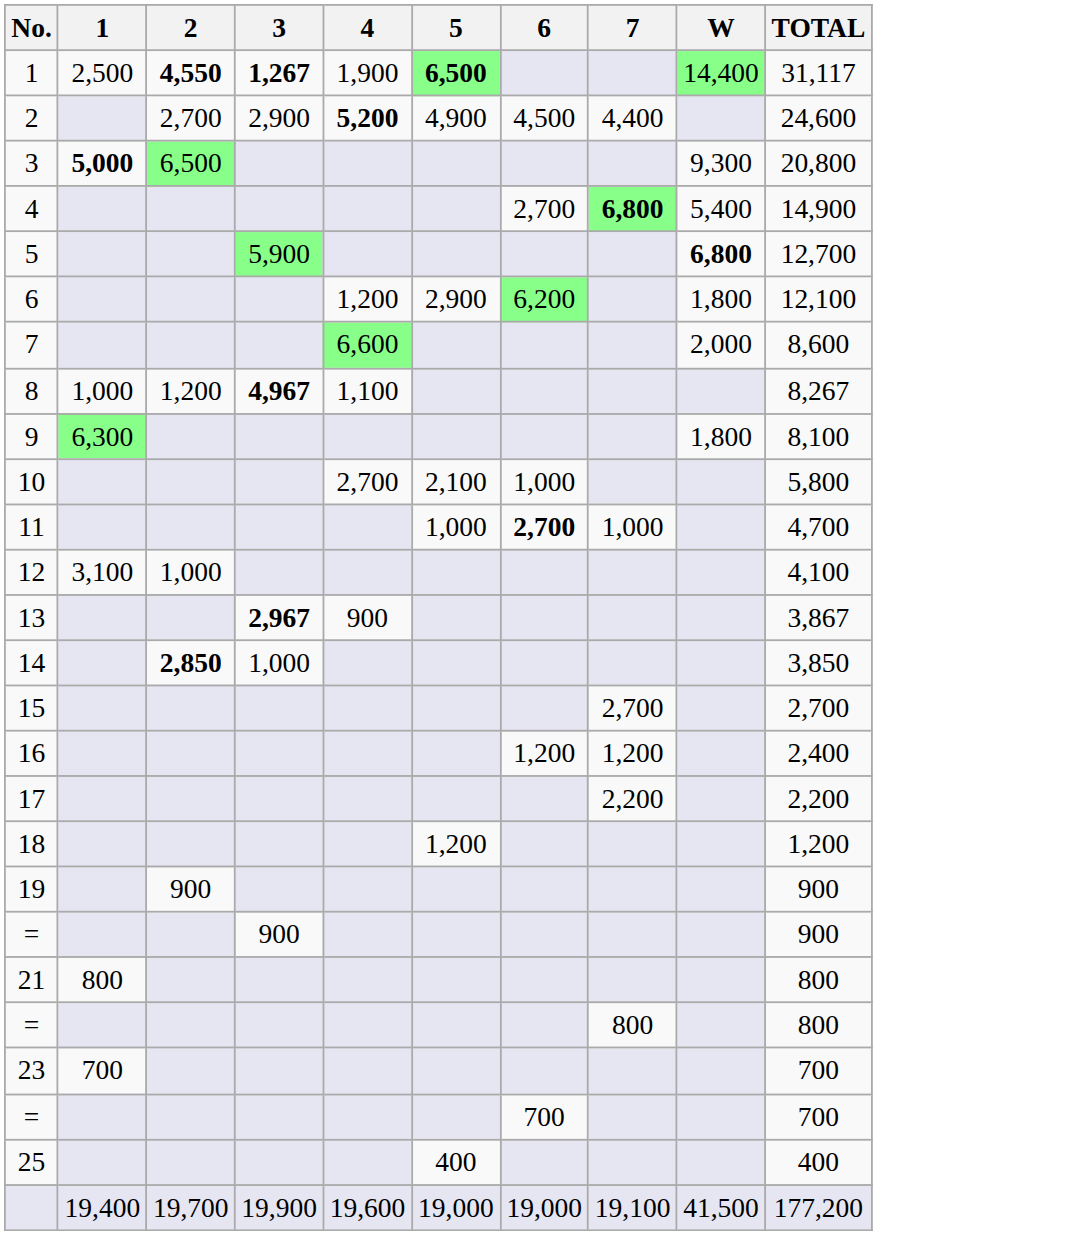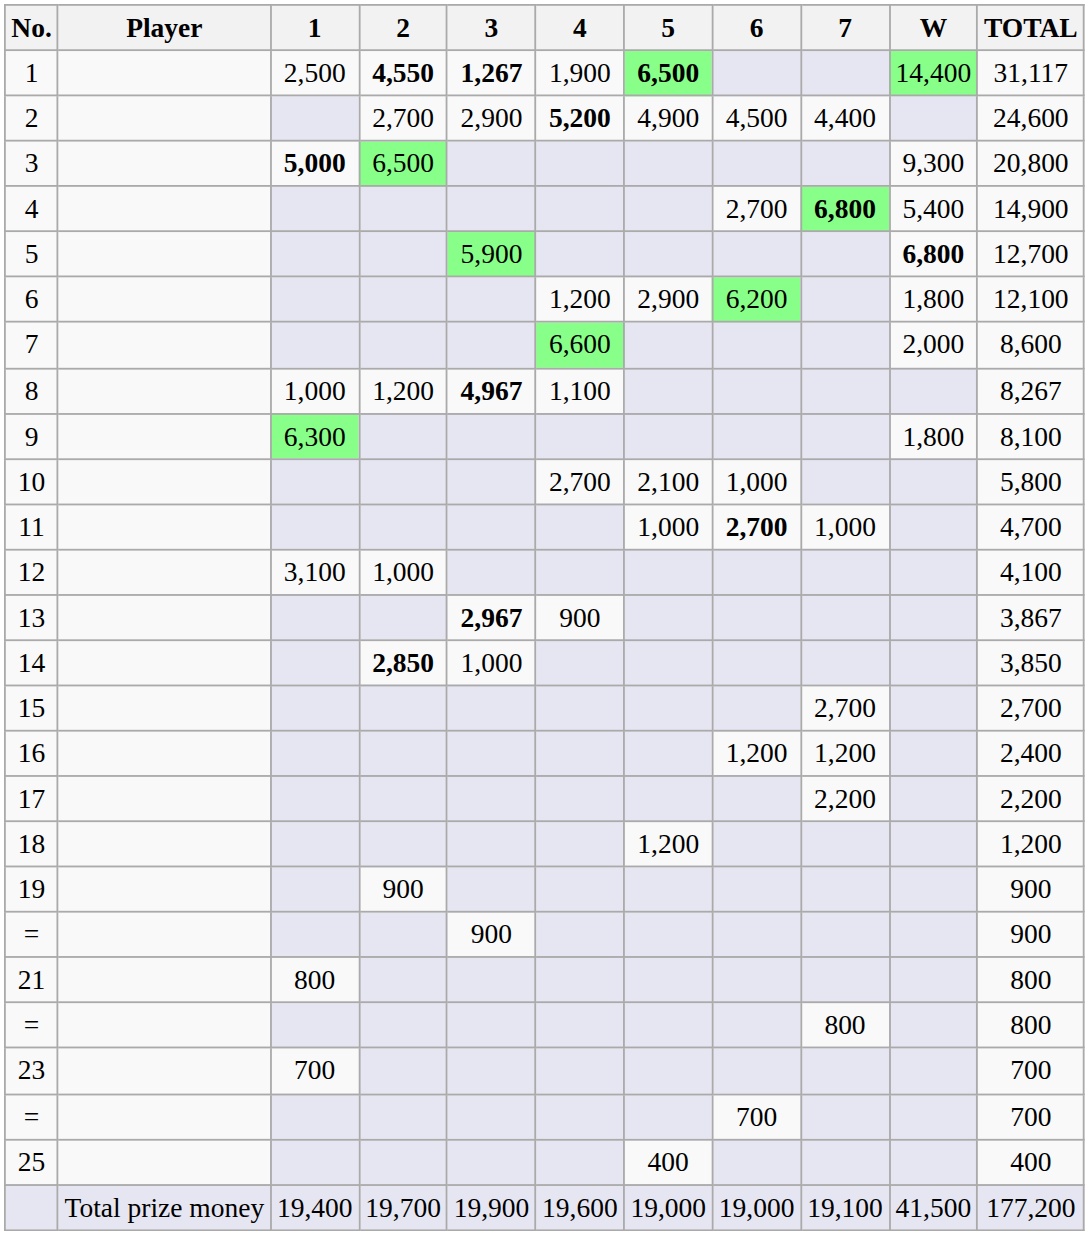+ column: (164, 27)
